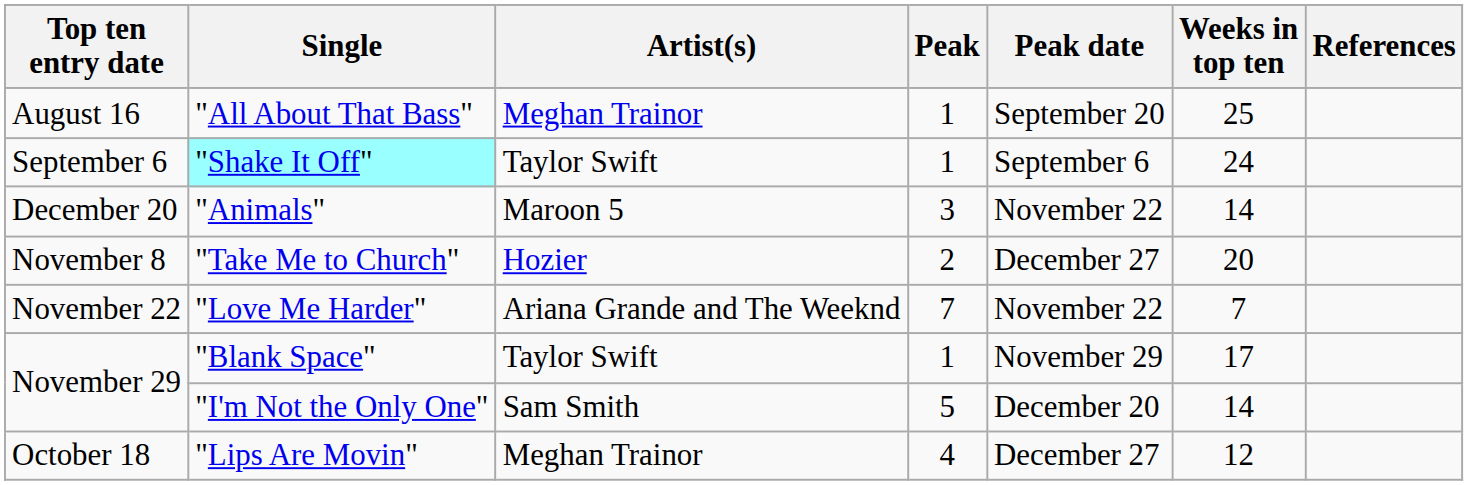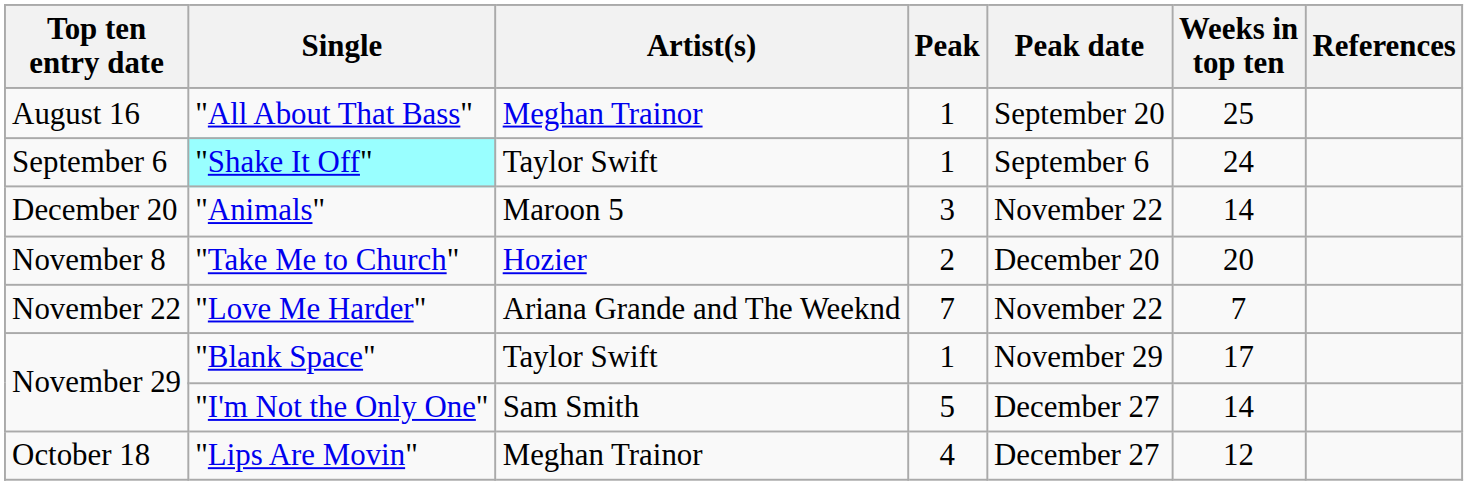(1077, 259) December 27 -> (1077, 259) December 20
(1077, 406) December 20 -> (1077, 406) December 27
